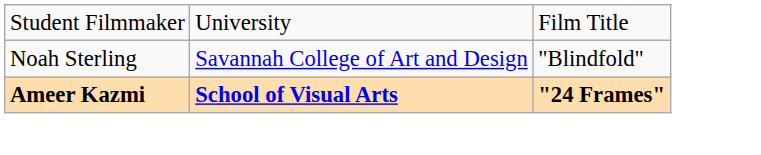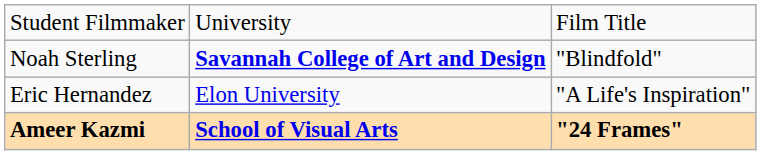(361, 58) normal -> (370, 58) bold
+ row: (81, 94)
